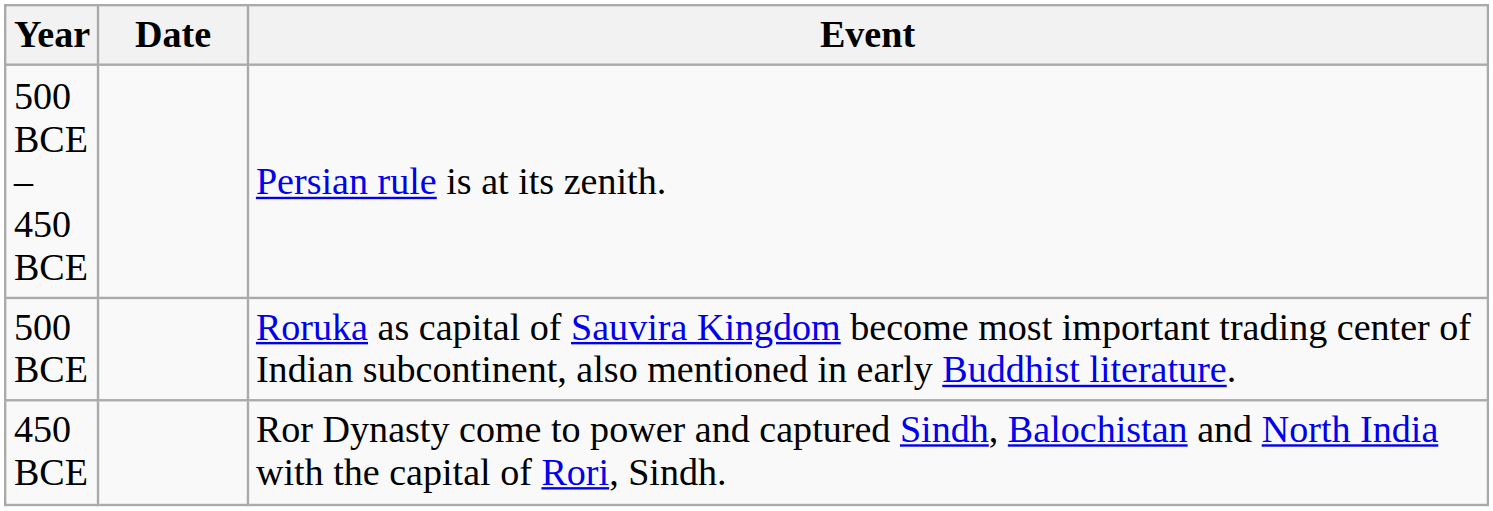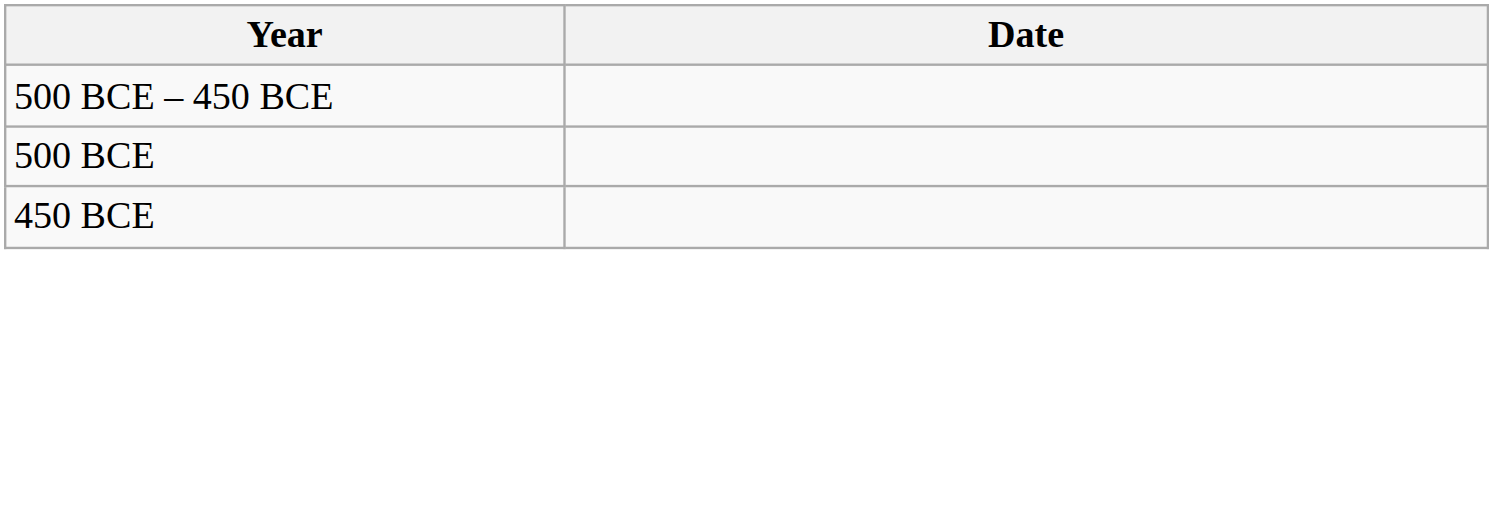- column: (868, 34)
